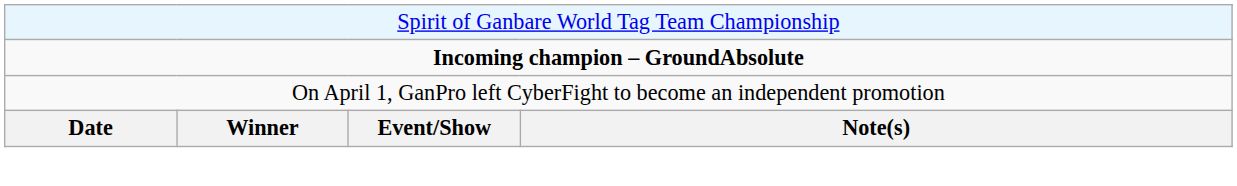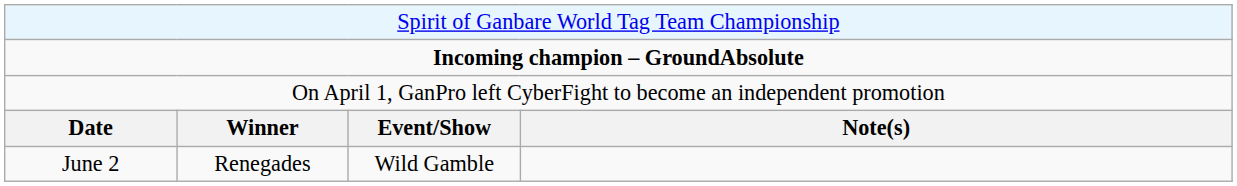+ row: (91, 163)
